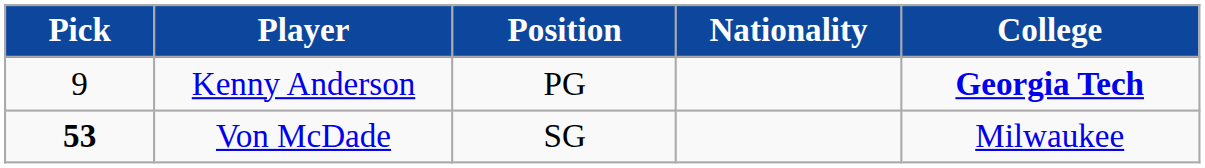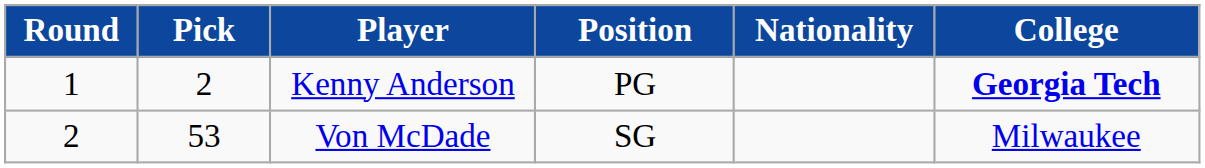+ column: (71, 30)
(80, 83) 9 -> (204, 83) 2
(80, 135) bold -> (204, 135) normal
